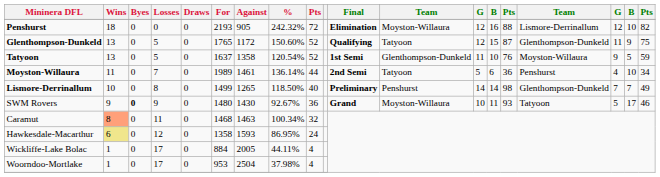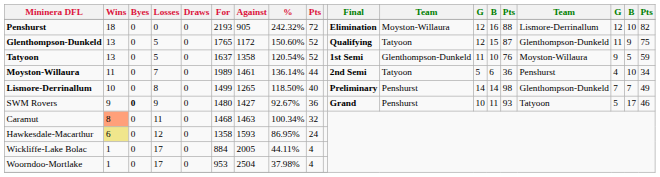(246, 103) 1430 -> (246, 103) 1427
(416, 103) Moyston-Willaura -> (400, 103) Penshurst
